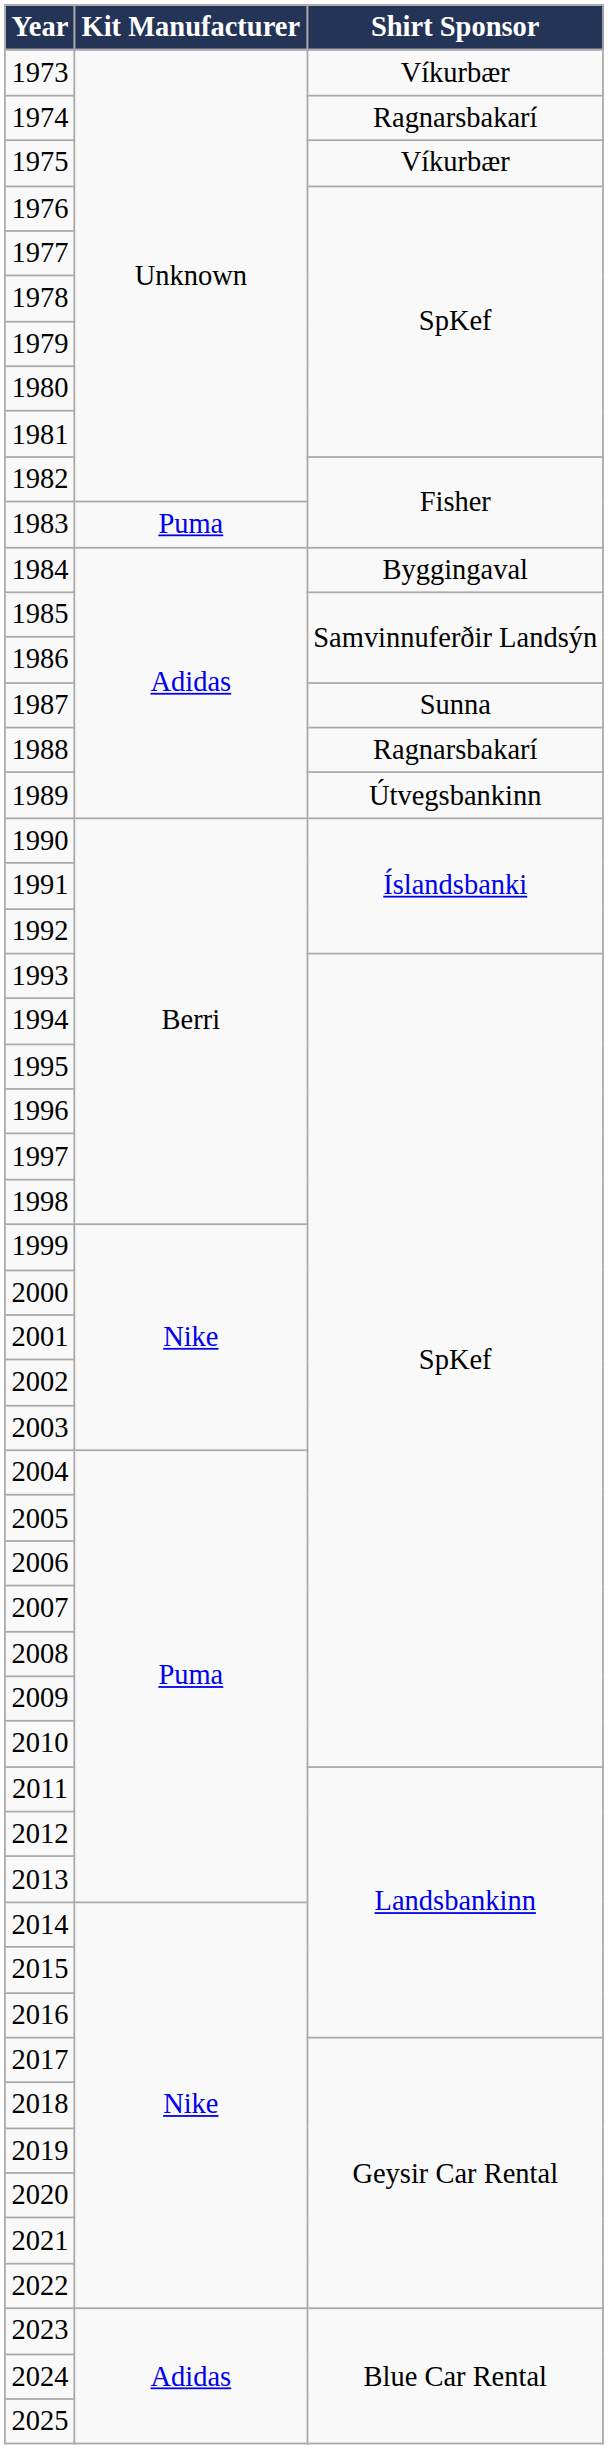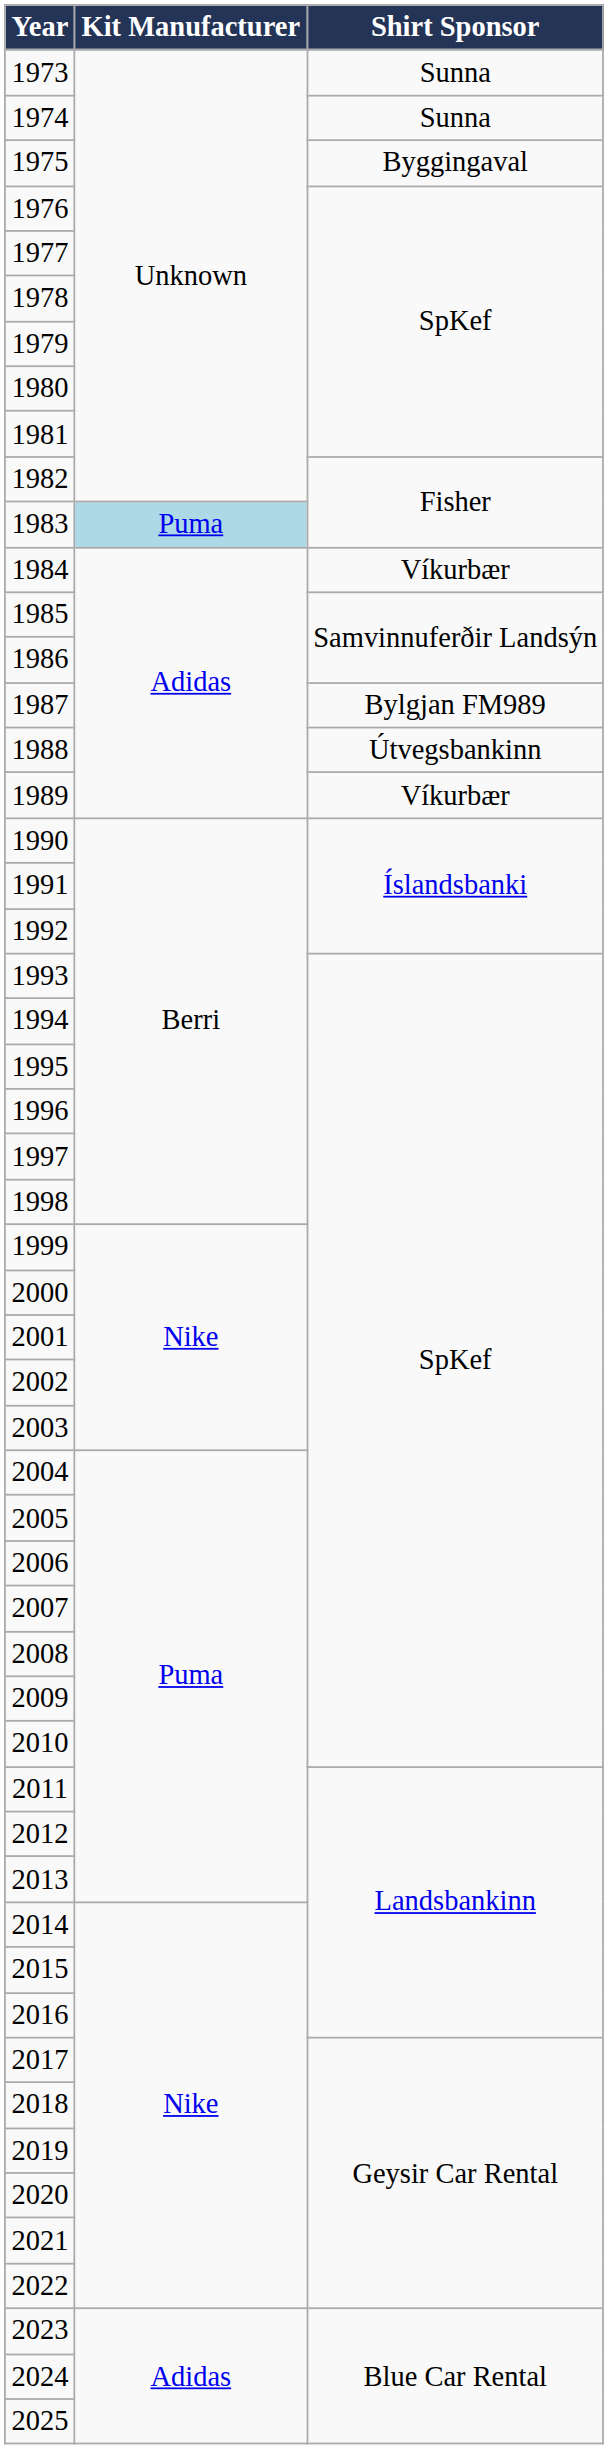(455, 72) Víkurbær -> (455, 72) Sunna
(455, 117) Ragnarsbakarí -> (455, 117) Sunna
(455, 162) Víkurbær -> (455, 162) Byggingaval
(191, 523) no background -> (191, 523) lightblue background
(455, 569) Byggingaval -> (455, 569) Víkurbær
(455, 704) Sunna -> (455, 704) Bylgjan FM989
(455, 749) Ragnarsbakarí -> (455, 749) Útvegsbankinn
(455, 794) Útvegsbankinn -> (455, 794) Víkurbær
